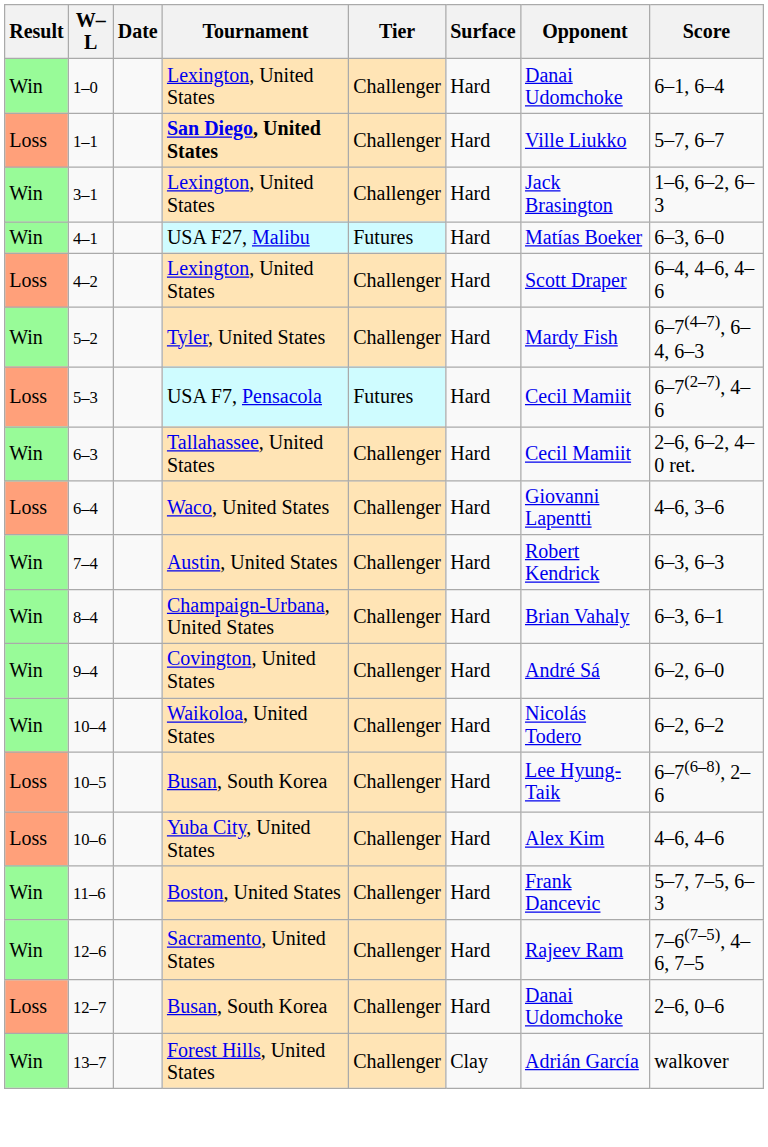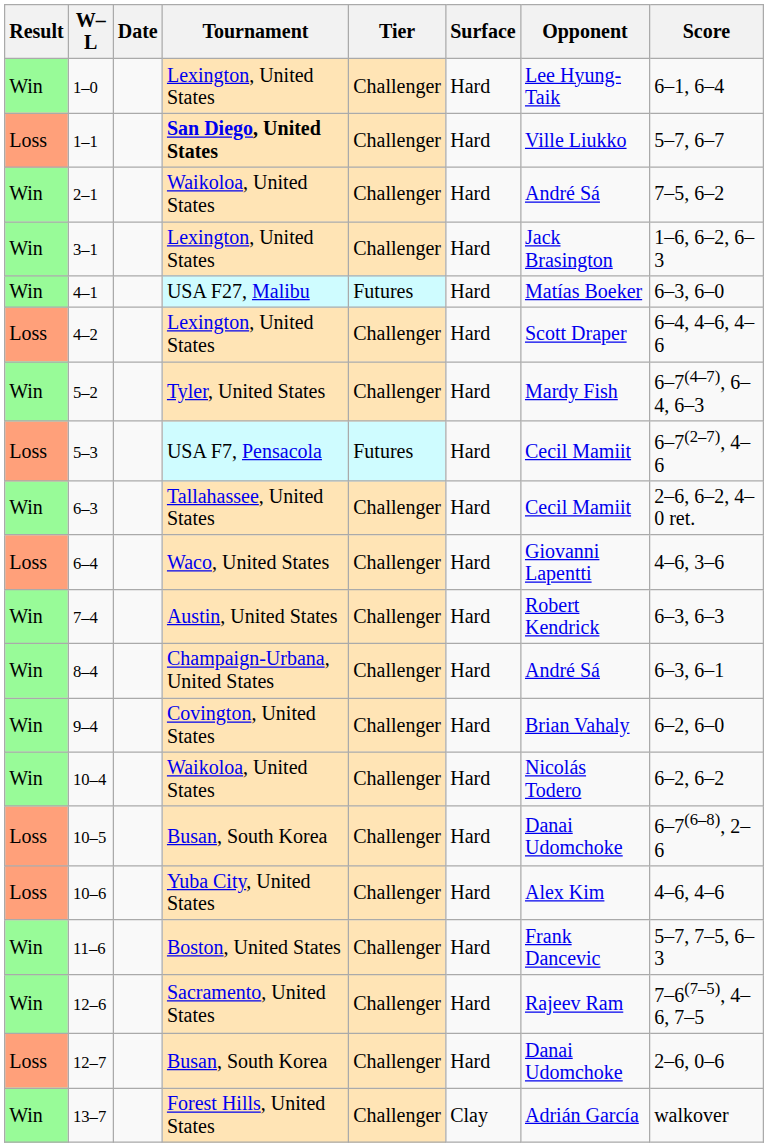(574, 85) Danai Udomchoke -> (573, 85) Lee Hyung-Taik
+ row: (85, 195)
(577, 616) Brian Vahaly -> (562, 670) André Sá
(562, 670) André Sá -> (577, 724) Brian Vahaly
(573, 781) Lee Hyung-Taik -> (574, 835) Danai Udomchoke
